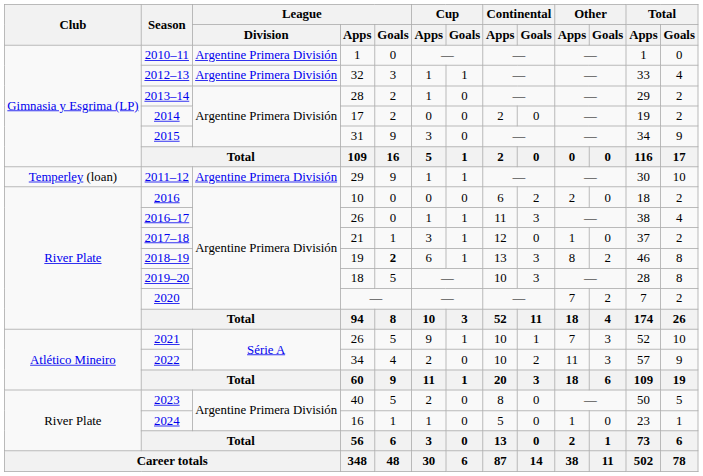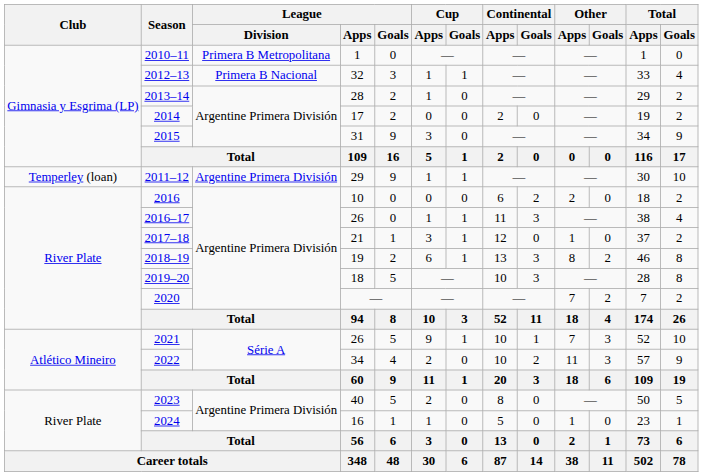(266, 55) Argentine Primera División -> (266, 55) Primera B Metropolitana
(266, 75) Argentine Primera División -> (266, 75) Primera B Nacional
(393, 258) bold -> (393, 258) normal
